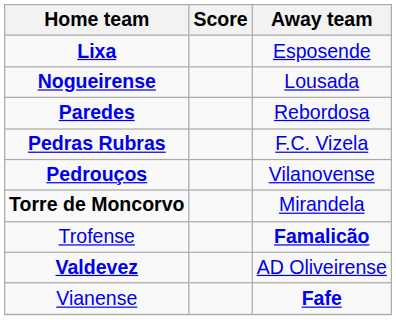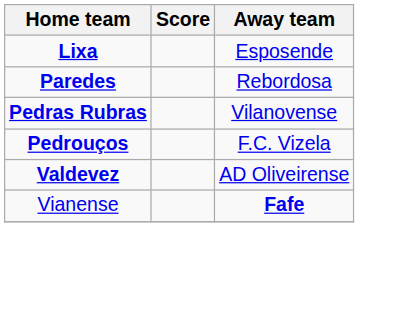- row: (97, 81)
(322, 143) F.C. Vizela -> (284, 112) Vilanovense
(322, 174) Vilanovense -> (284, 143) F.C. Vizela
- row: (97, 205)
- row: (97, 236)
